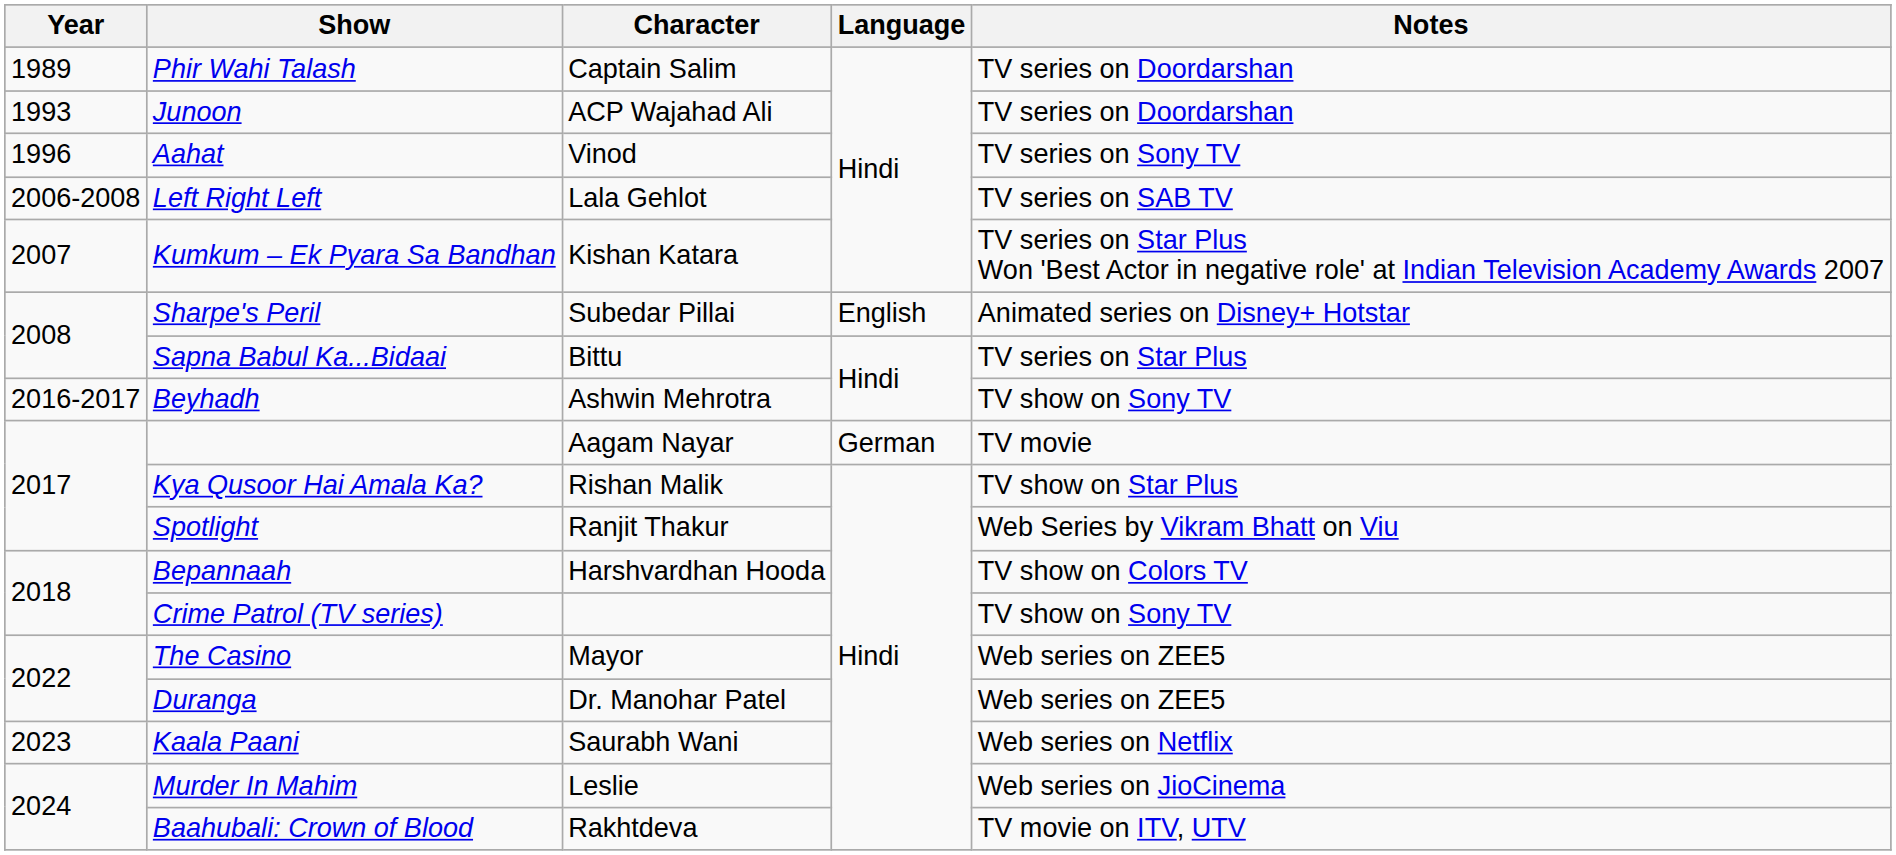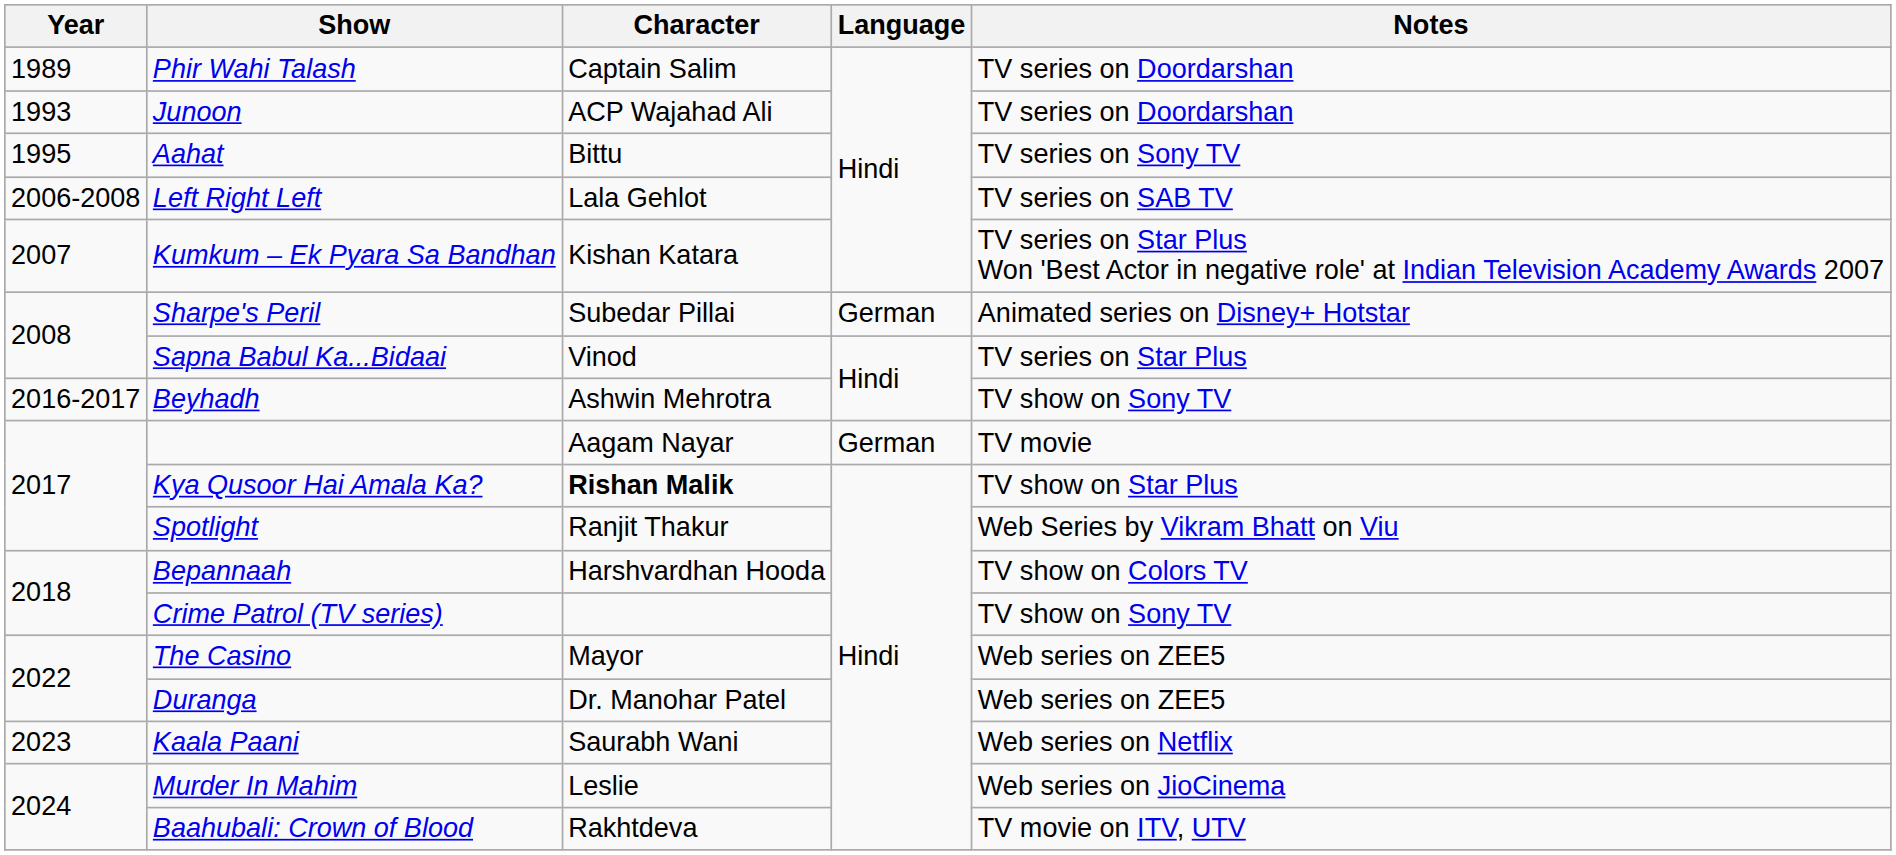(41, 154) 1996 -> (41, 154) 1995
(602, 154) Vinod -> (595, 154) Bittu
(882, 313) English -> (886, 313) German
(595, 356) Bittu -> (602, 356) Vinod
(646, 485) normal -> (651, 485) bold
